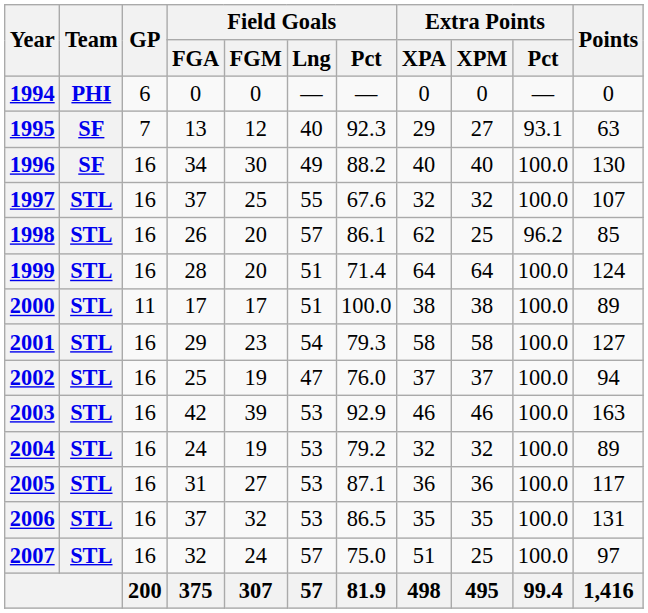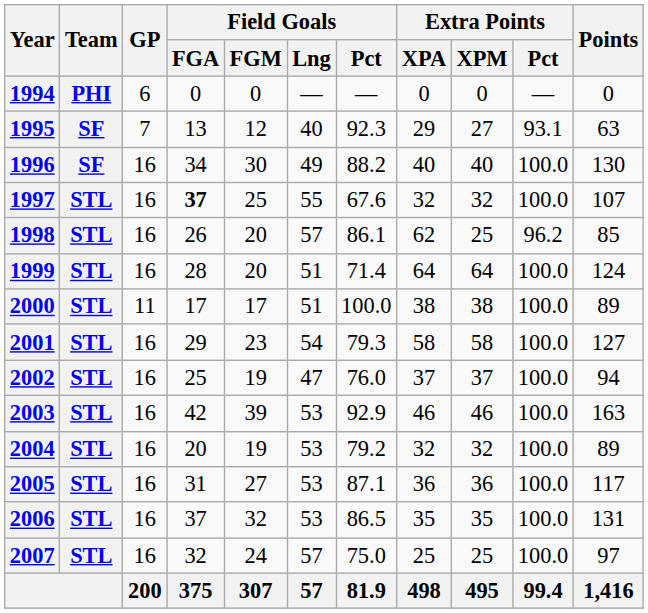(196, 199) normal -> (196, 199) bold
(196, 448) 24 -> (196, 448) 20
(424, 555) 51 -> (424, 555) 25
